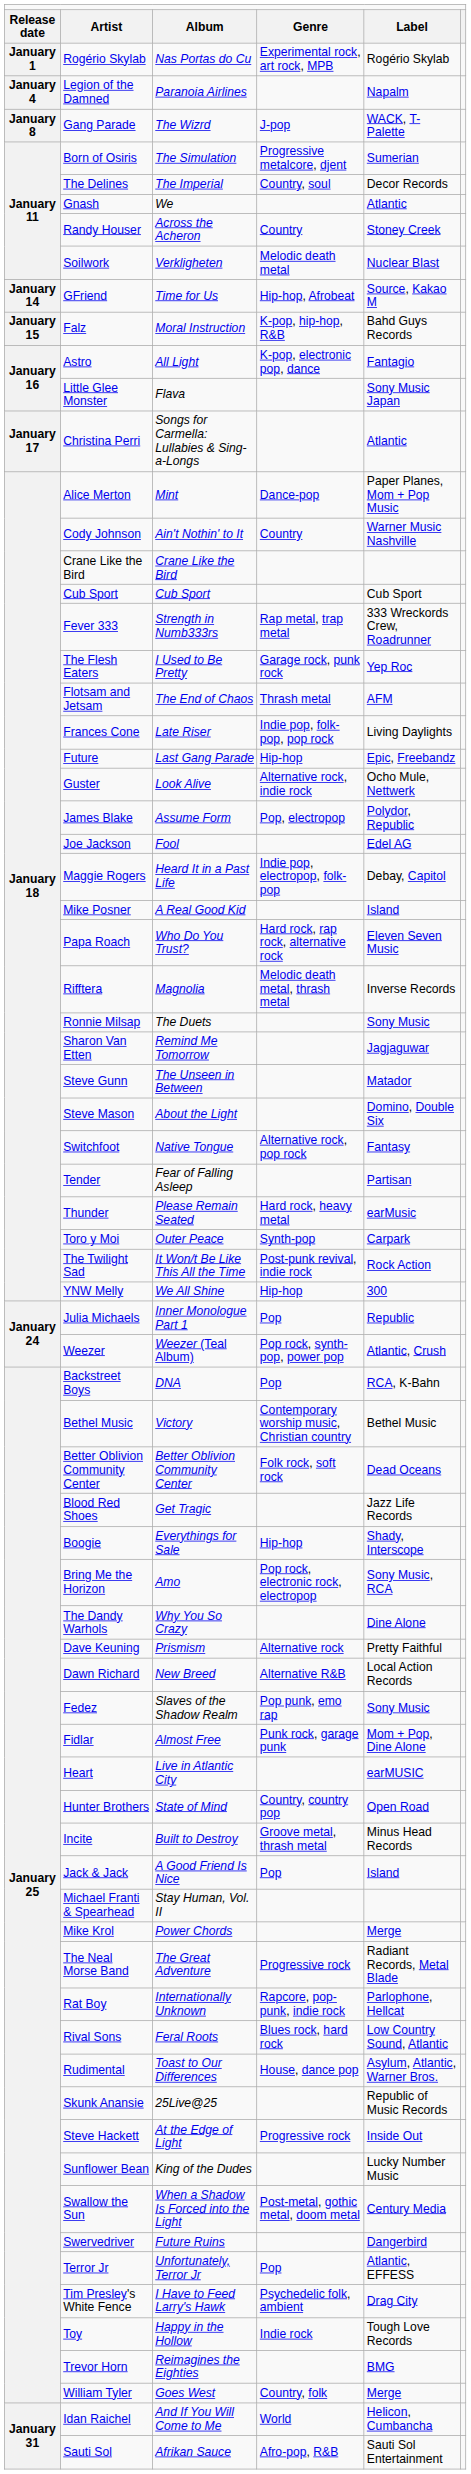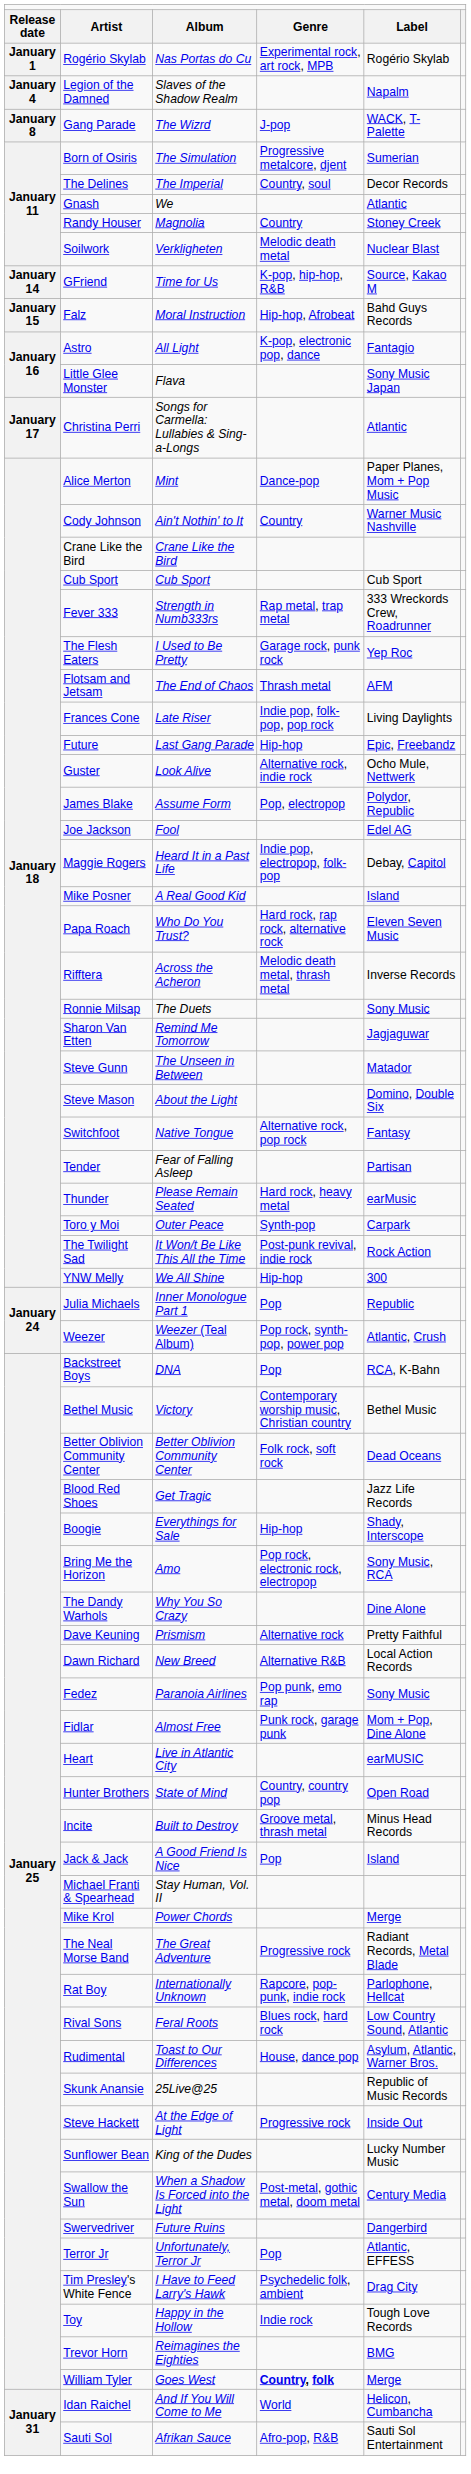(201, 92) Paranoia Airlines -> (196, 92) Slaves of the Shadow Realm
(184, 229) Across the Acheron -> (180, 223) Magnolia
(307, 295) Hip-hop, Afrobeat -> (301, 282) K-pop, hip-hop, R&B
(301, 328) K-pop, hip-hop, R&B -> (307, 315) Hip-hop, Afrobeat
(180, 989) Magnolia -> (184, 975) Across the Acheron
(196, 1707) Slaves of the Shadow Realm -> (201, 1694) Paranoia Airlines
(294, 2393) normal -> (297, 2379) bold
